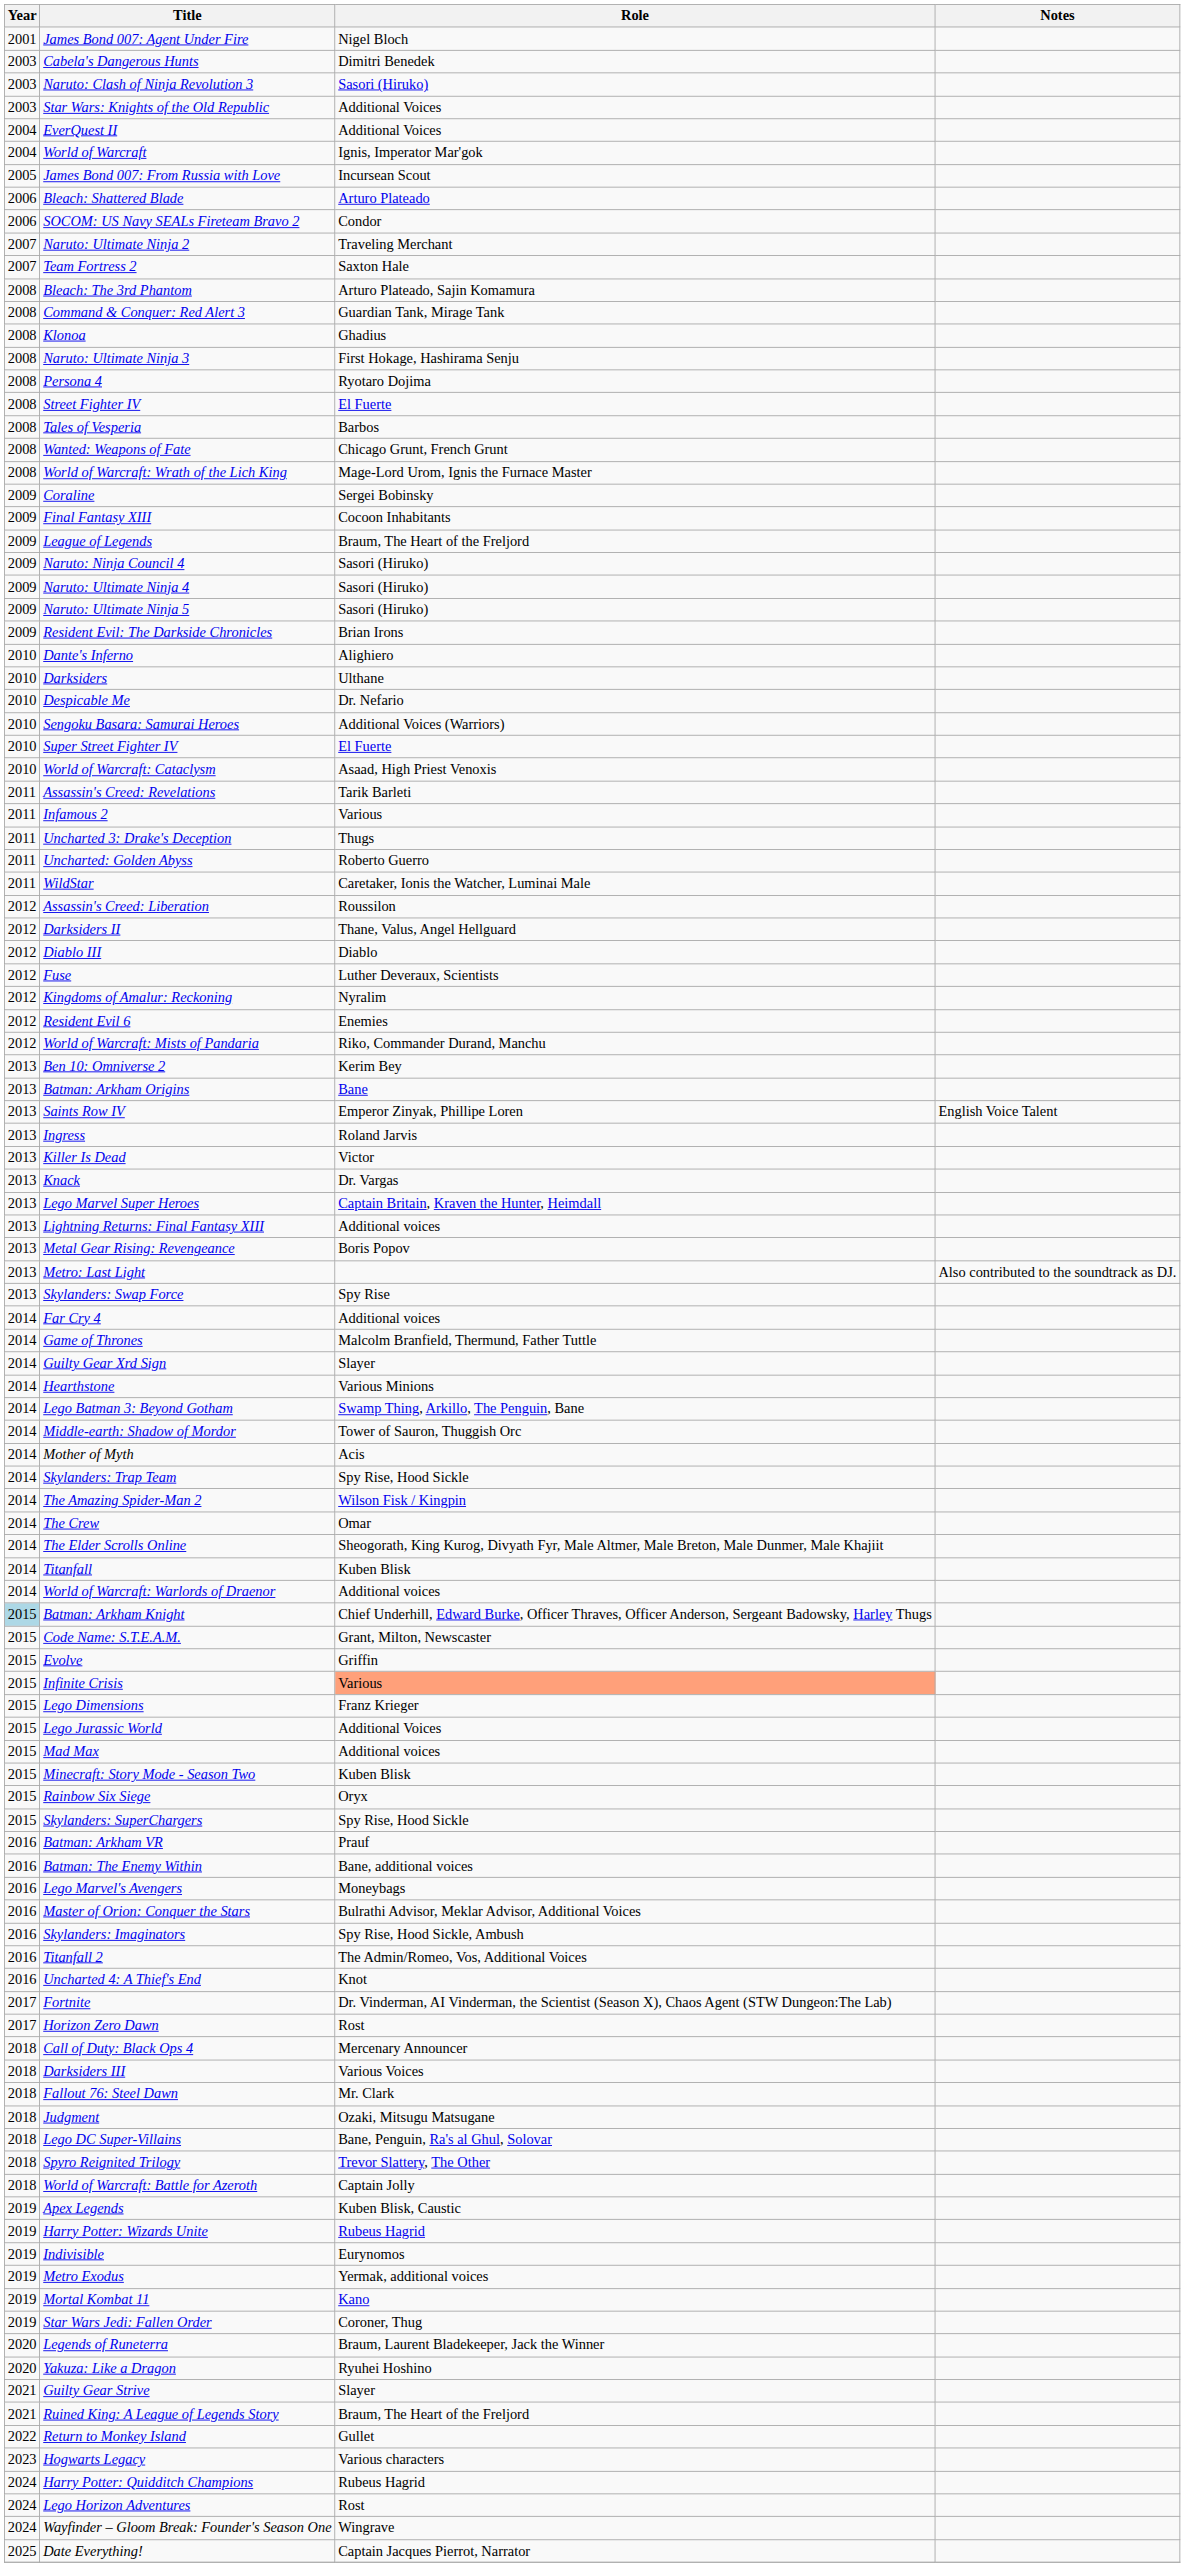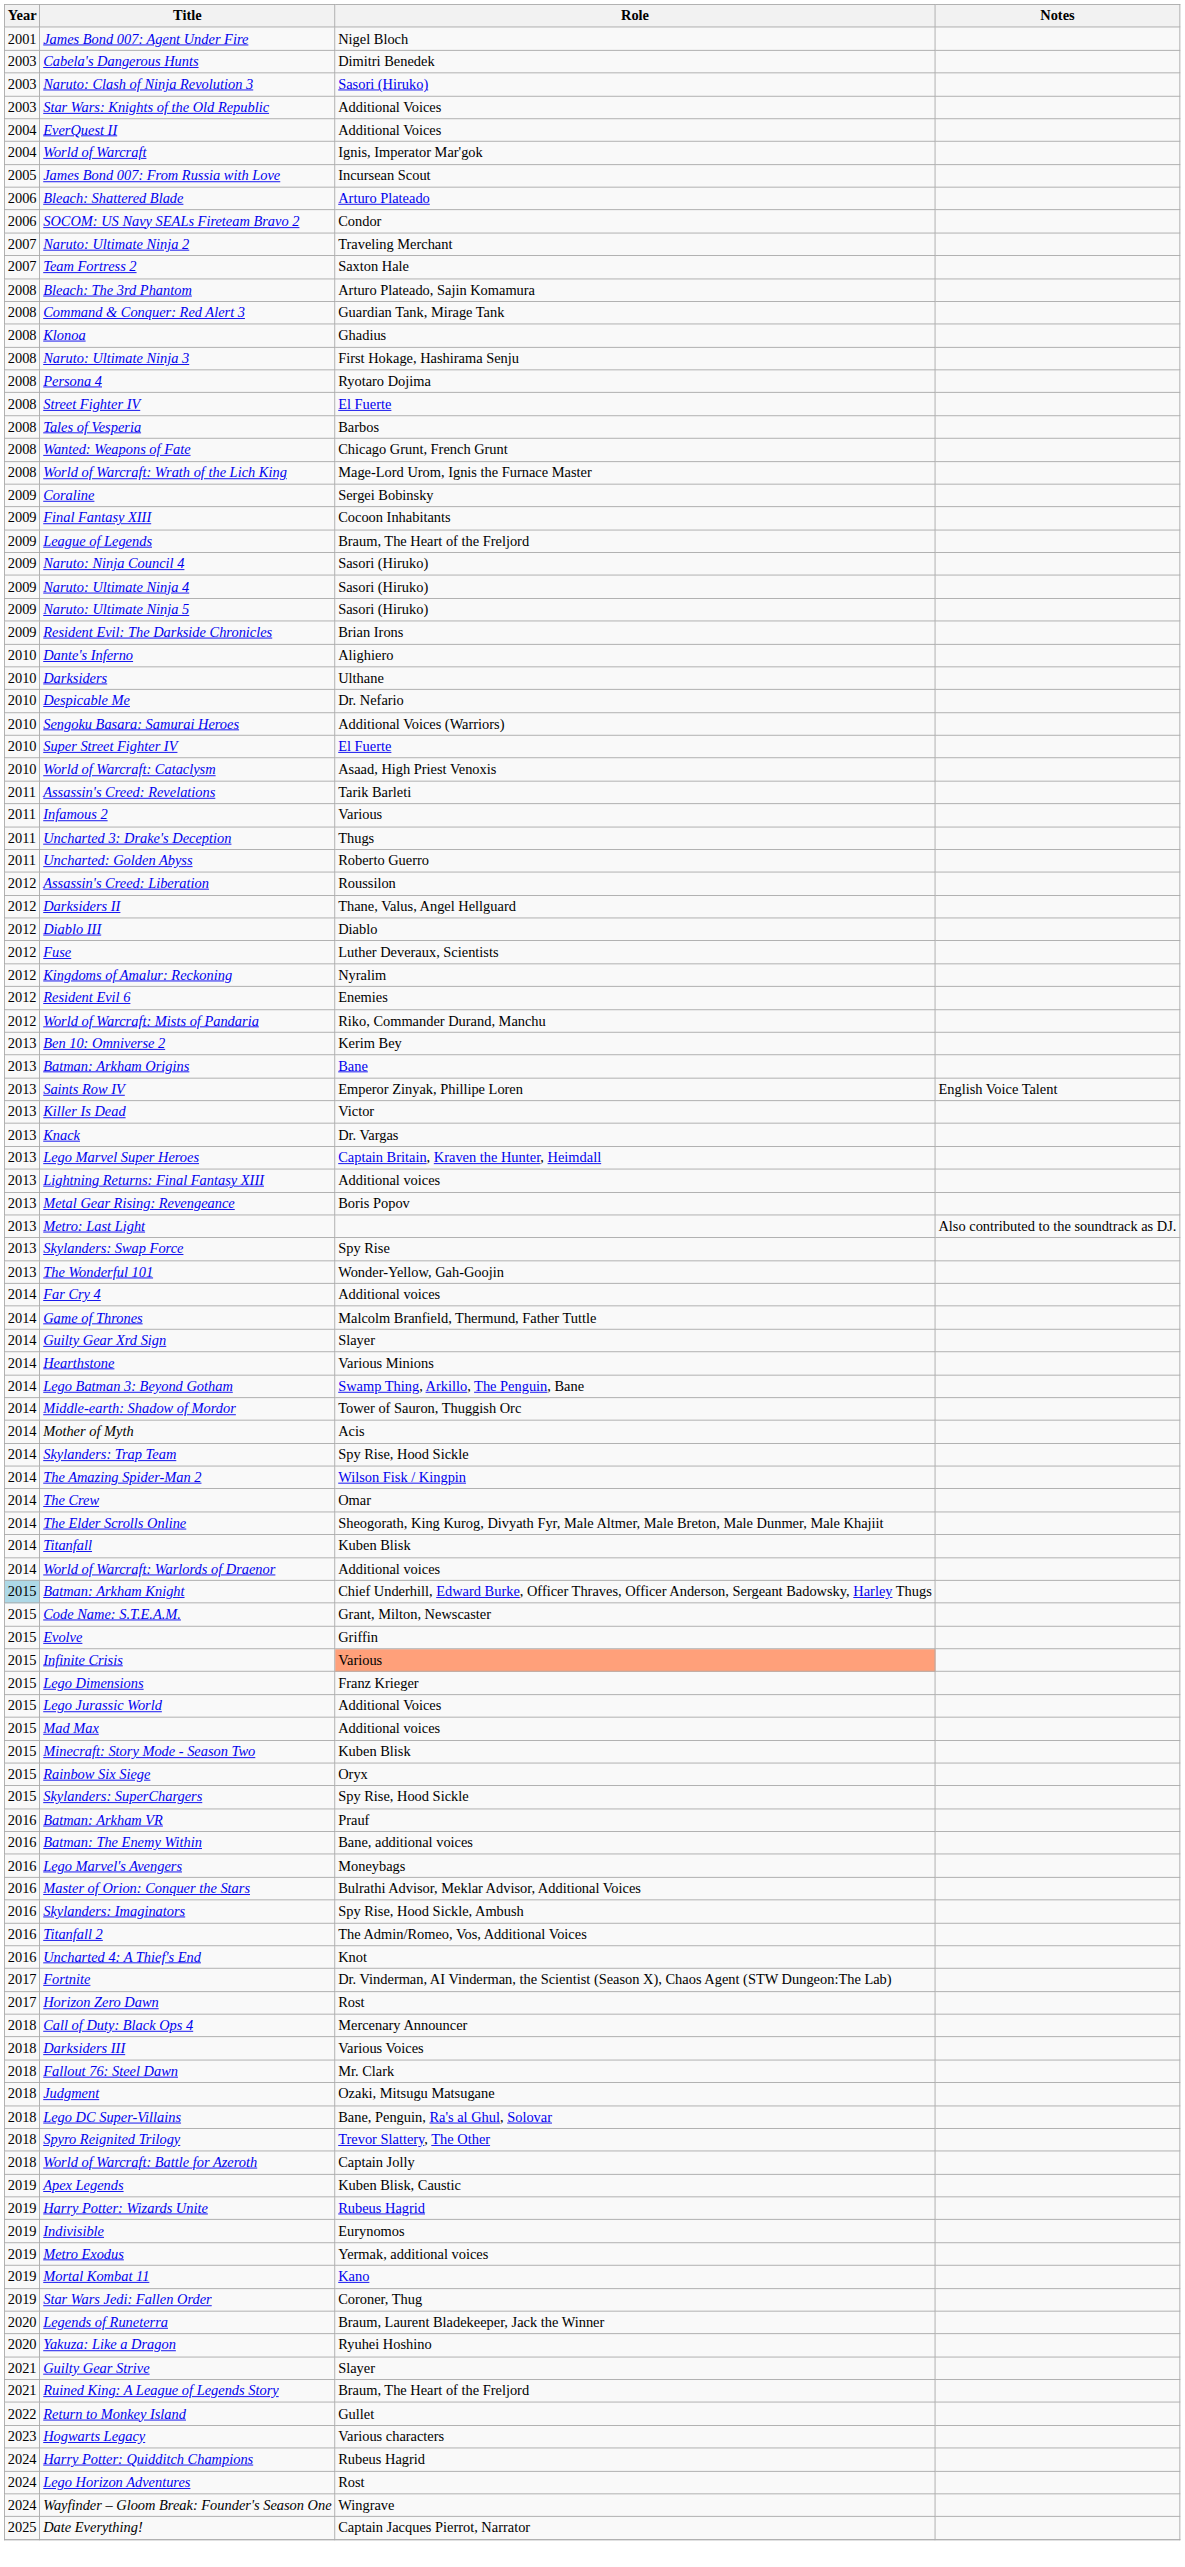- row: (68, 883)
- row: (64, 1134)
+ row: (98, 1271)
